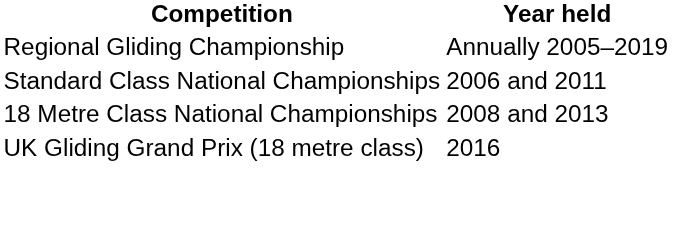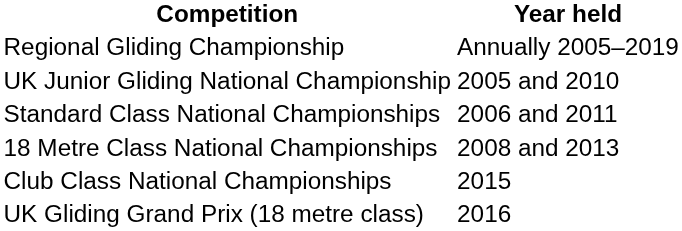+ row: (227, 80)
+ row: (198, 181)
